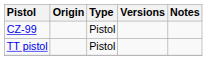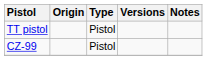rows swapped: (27, 47) <-> (22, 30)
